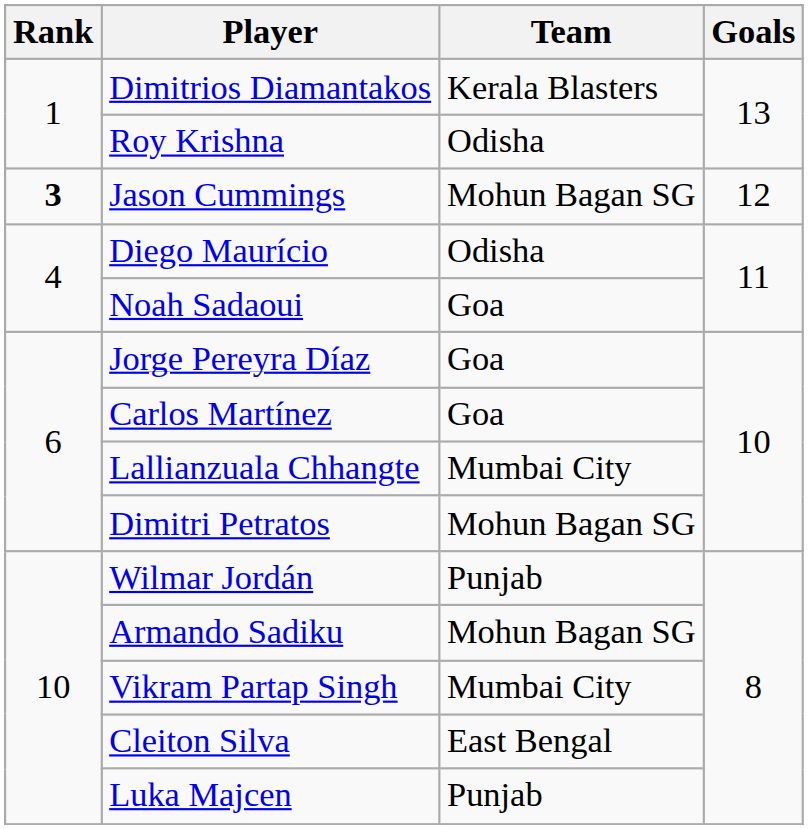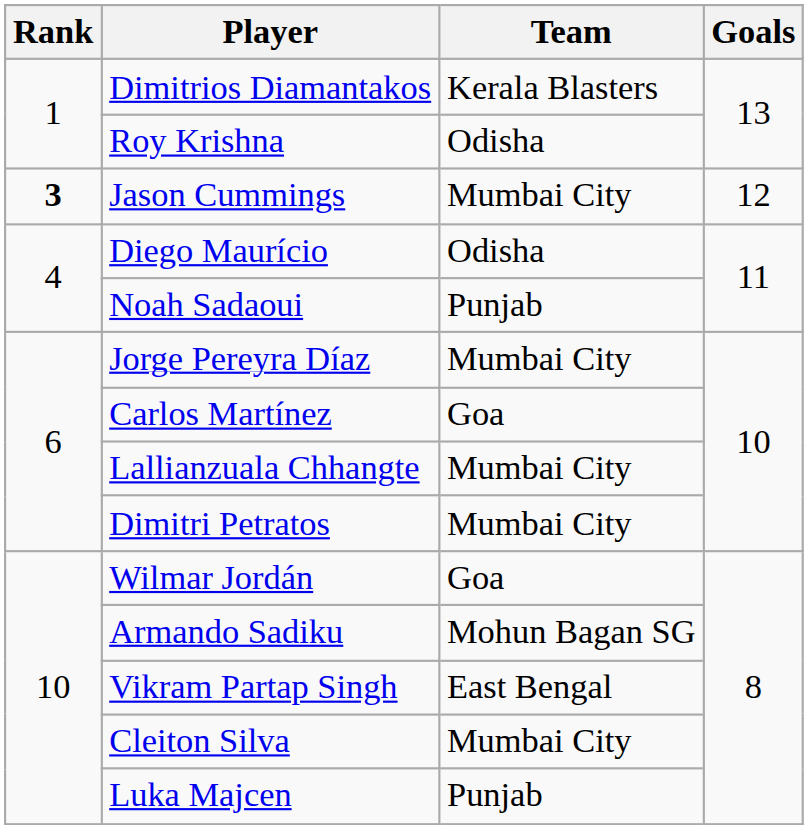(571, 195) Mohun Bagan SG -> (539, 195) Mumbai City
(476, 304) Goa -> (495, 304) Punjab
(476, 359) Goa -> (539, 359) Mumbai City
(571, 522) Mohun Bagan SG -> (539, 522) Mumbai City
(495, 577) Punjab -> (476, 577) Goa
(539, 686) Mumbai City -> (530, 686) East Bengal
(530, 741) East Bengal -> (539, 741) Mumbai City
